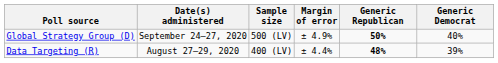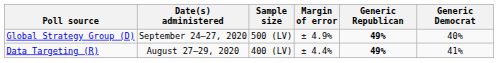(378, 36) 50% -> (378, 36) 49%
(378, 50) 48% -> (378, 50) 49%
(455, 50) 39% -> (455, 50) 41%
